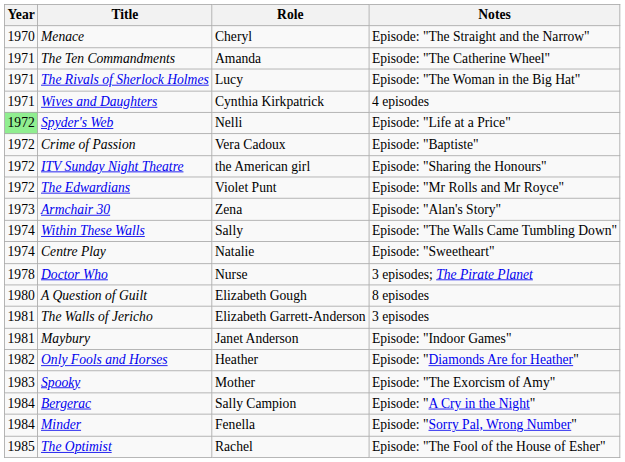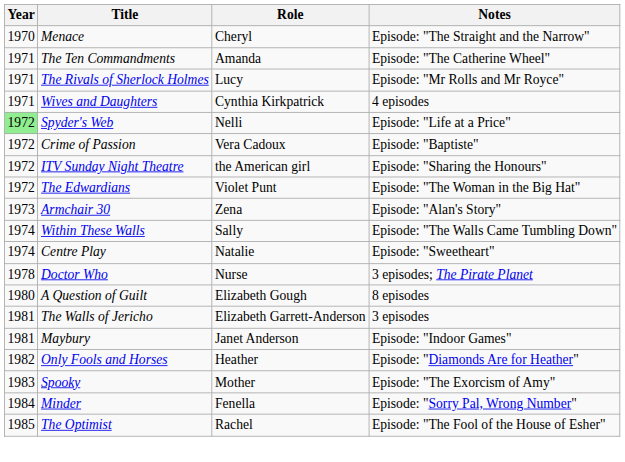(476, 79) Episode: "The Woman in the Big Hat" -> (468, 79) Episode: "Mr Rolls and Mr Royce"
(468, 187) Episode: "Mr Rolls and Mr Royce" -> (476, 187) Episode: "The Woman in the Big Hat"
- row: (66, 403)
